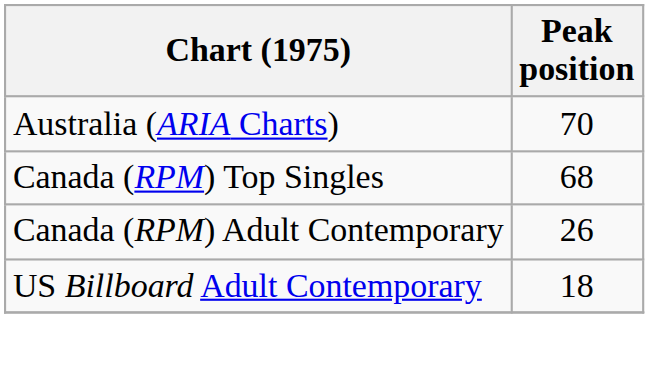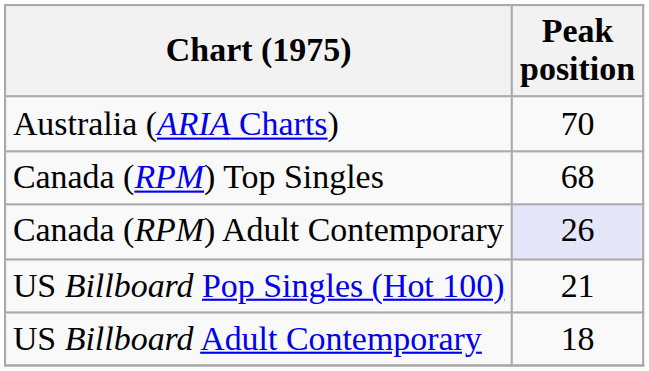(577, 230) no background -> (578, 230) lavender background
+ row: (259, 284)
